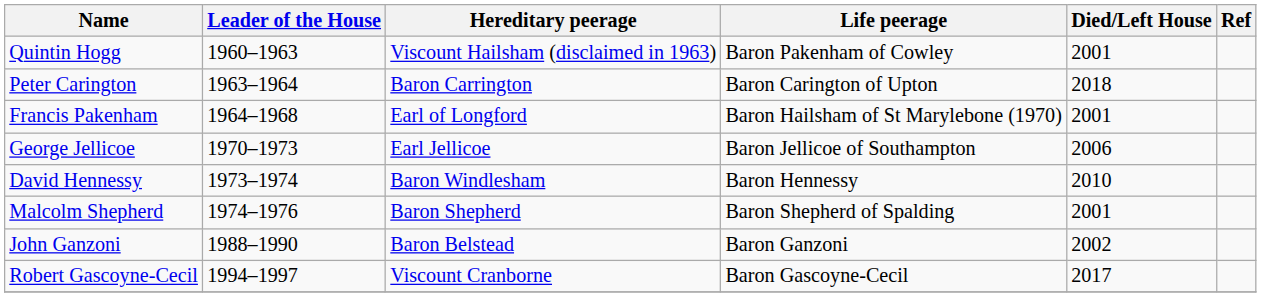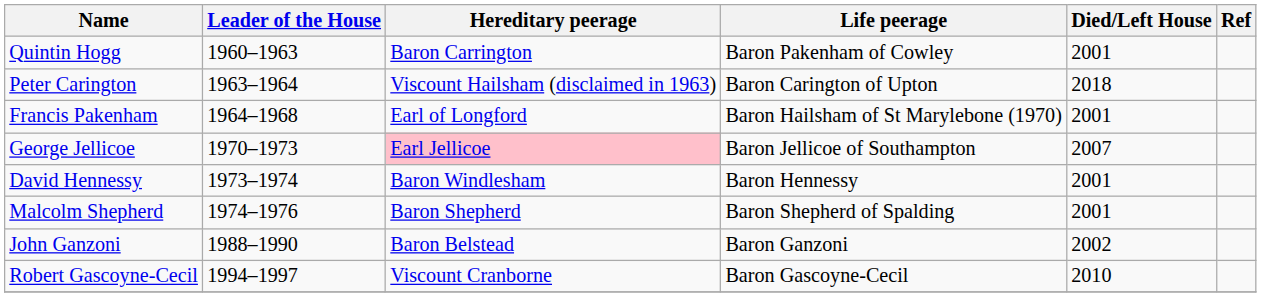(553, 52) Viscount Hailsham (disclaimed in 1963) -> (461, 52) Baron Carrington
(461, 84) Baron Carrington -> (553, 84) Viscount Hailsham (disclaimed in 1963)
(440, 148) no background -> (440, 148) pink background
(1091, 148) 2006 -> (1091, 148) 2007
(1091, 180) 2010 -> (1091, 180) 2001
(1091, 276) 2017 -> (1091, 276) 2010
